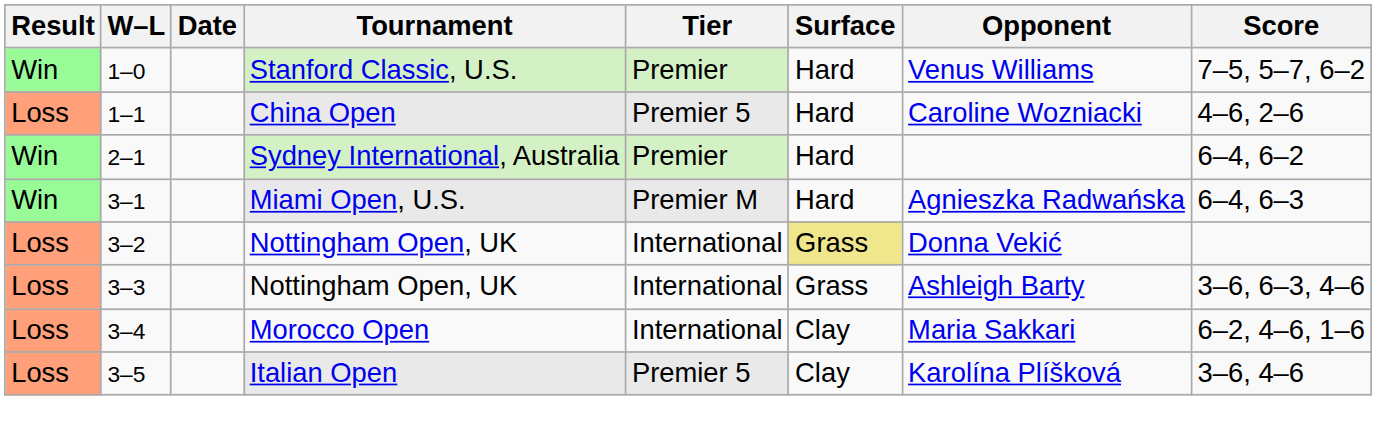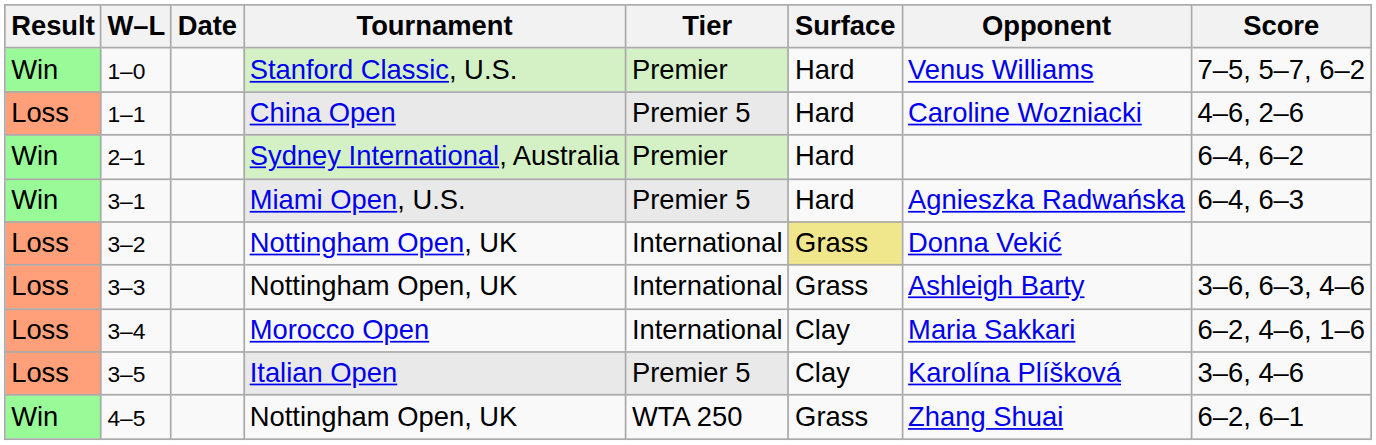(695, 199) Premier M -> (691, 199) Premier 5
+ row: (126, 418)
